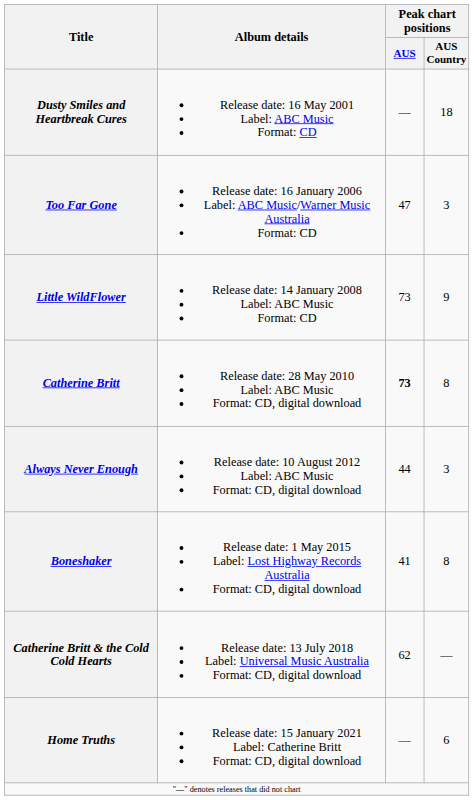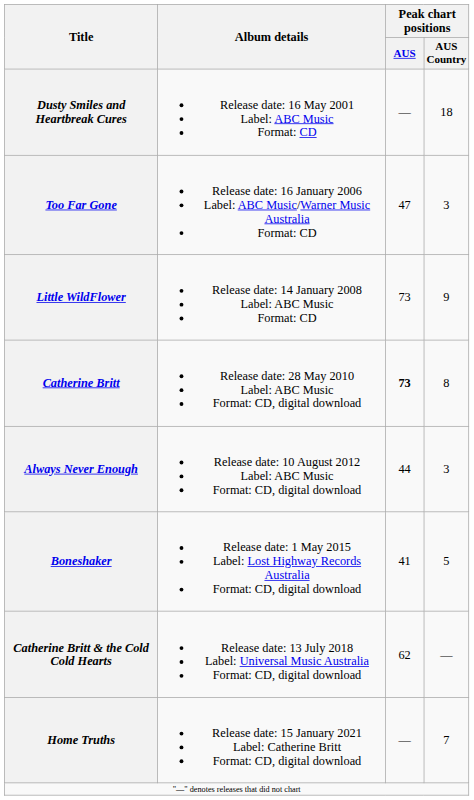(446, 561) 8 -> (446, 561) 5
(446, 740) 6 -> (446, 740) 7
